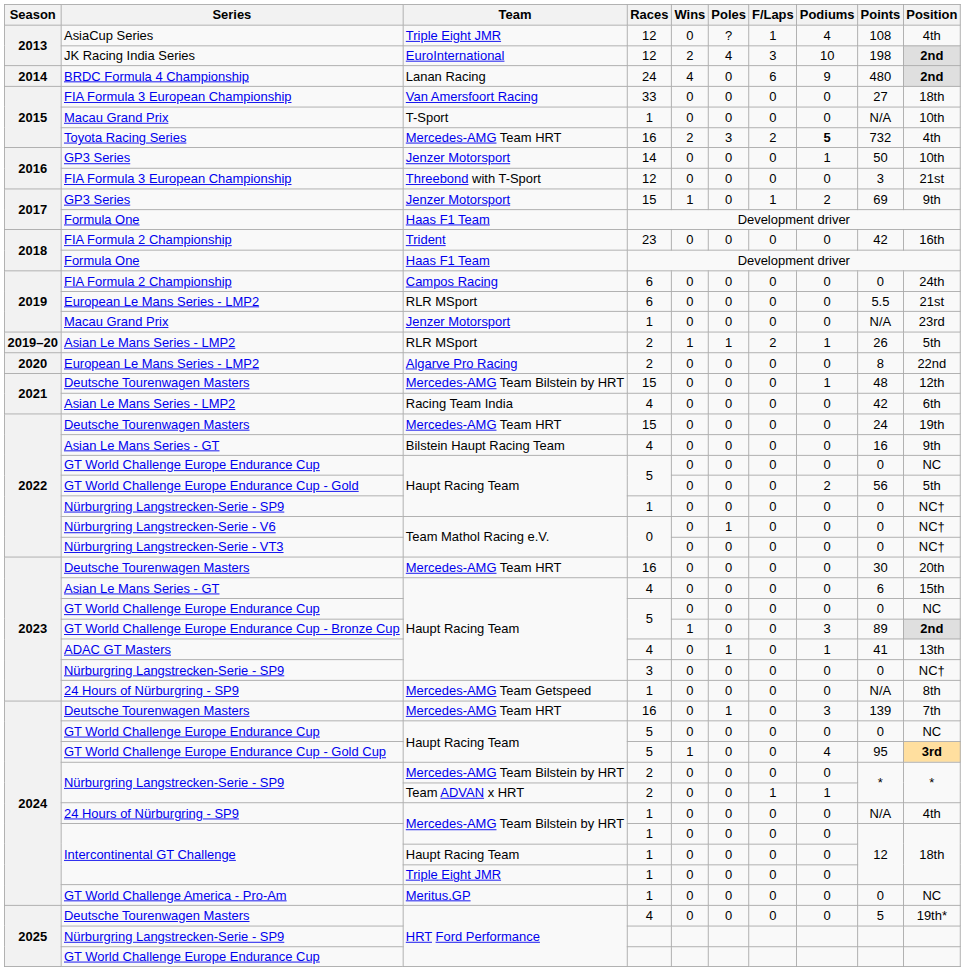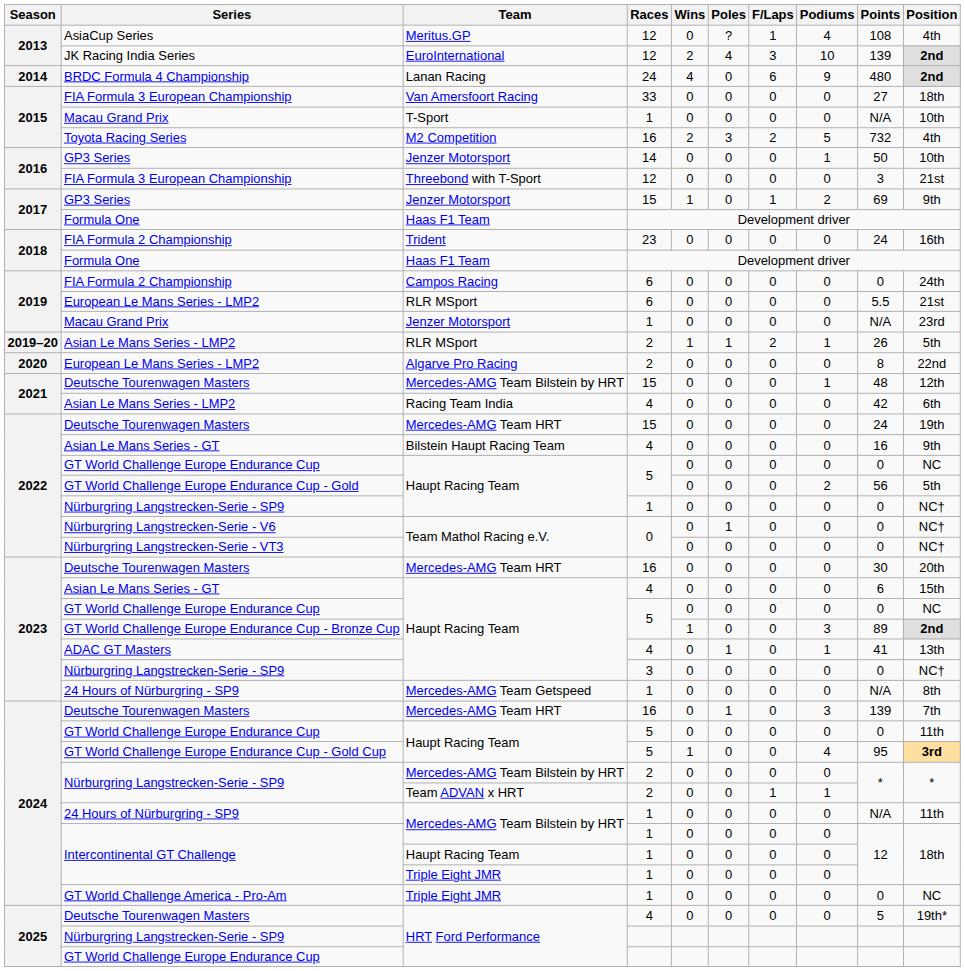(453, 36) Triple Eight JMR -> (438, 36) Meritus.GP
(880, 56) 198 -> (880, 56) 139
(484, 138) Mercedes-AMG Team HRT -> (451, 138) M2 Competition
(827, 138) bold -> (827, 138) normal
(880, 240) 42 -> (880, 240) 24
(932, 732) NC -> (932, 732) 11th
(932, 814) 4th -> (932, 814) 11th
(438, 896) Meritus.GP -> (453, 896) Triple Eight JMR
